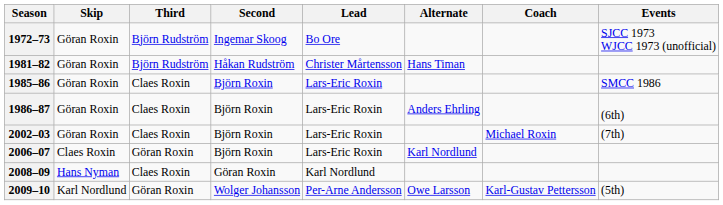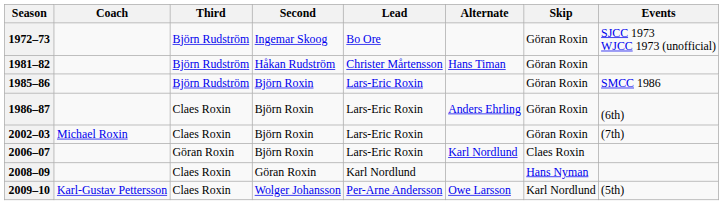columns swapped: (92, 13) <-> (541, 13)
(161, 83) Claes Roxin -> (211, 83) Björn Rudström
(163, 190) Göran Roxin -> (202, 190) Claes Roxin
